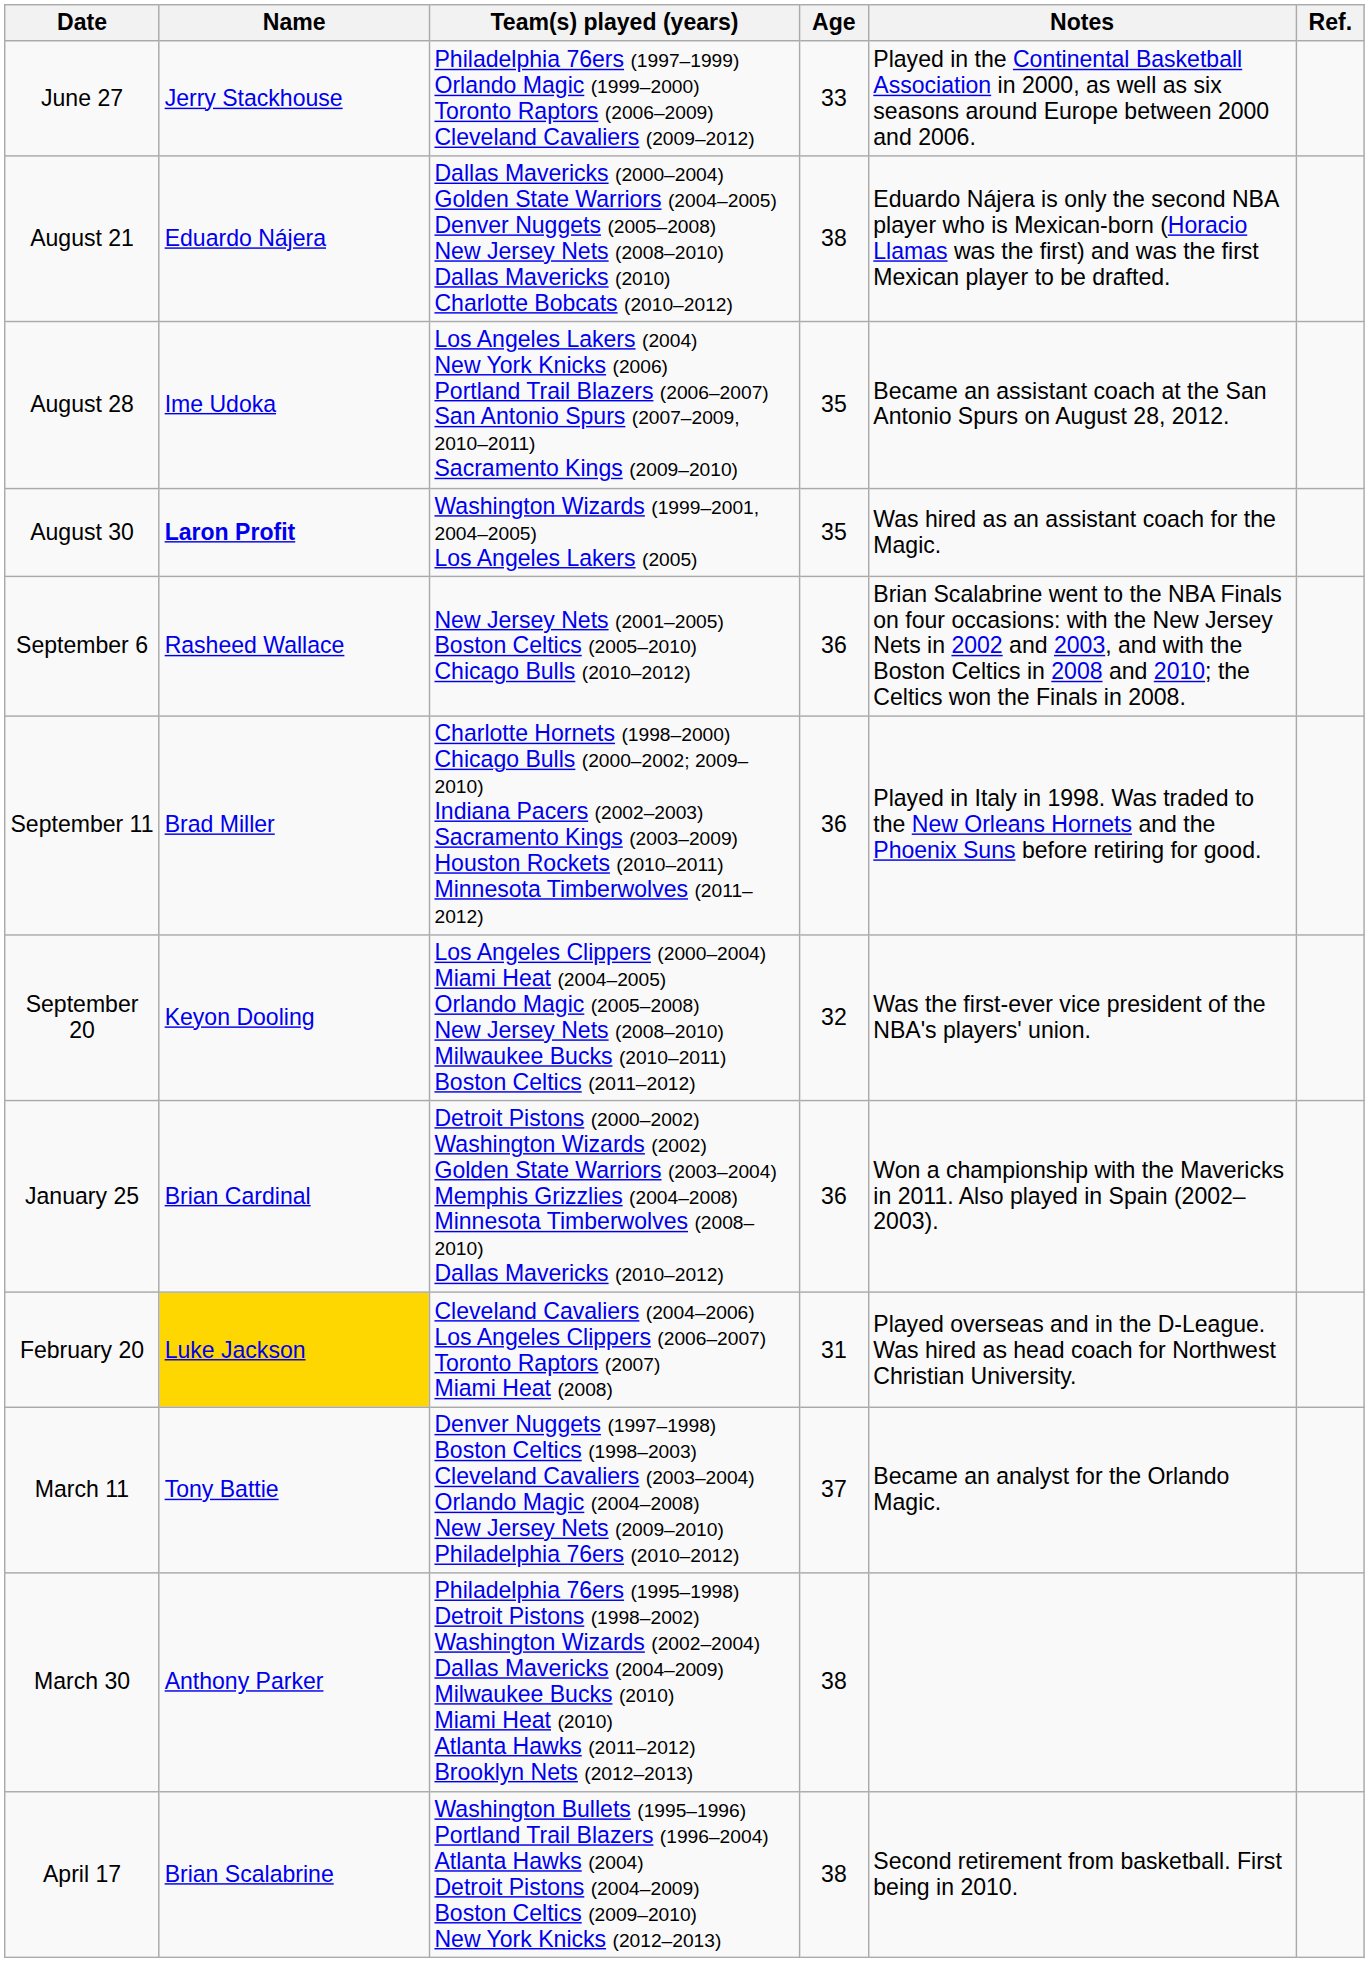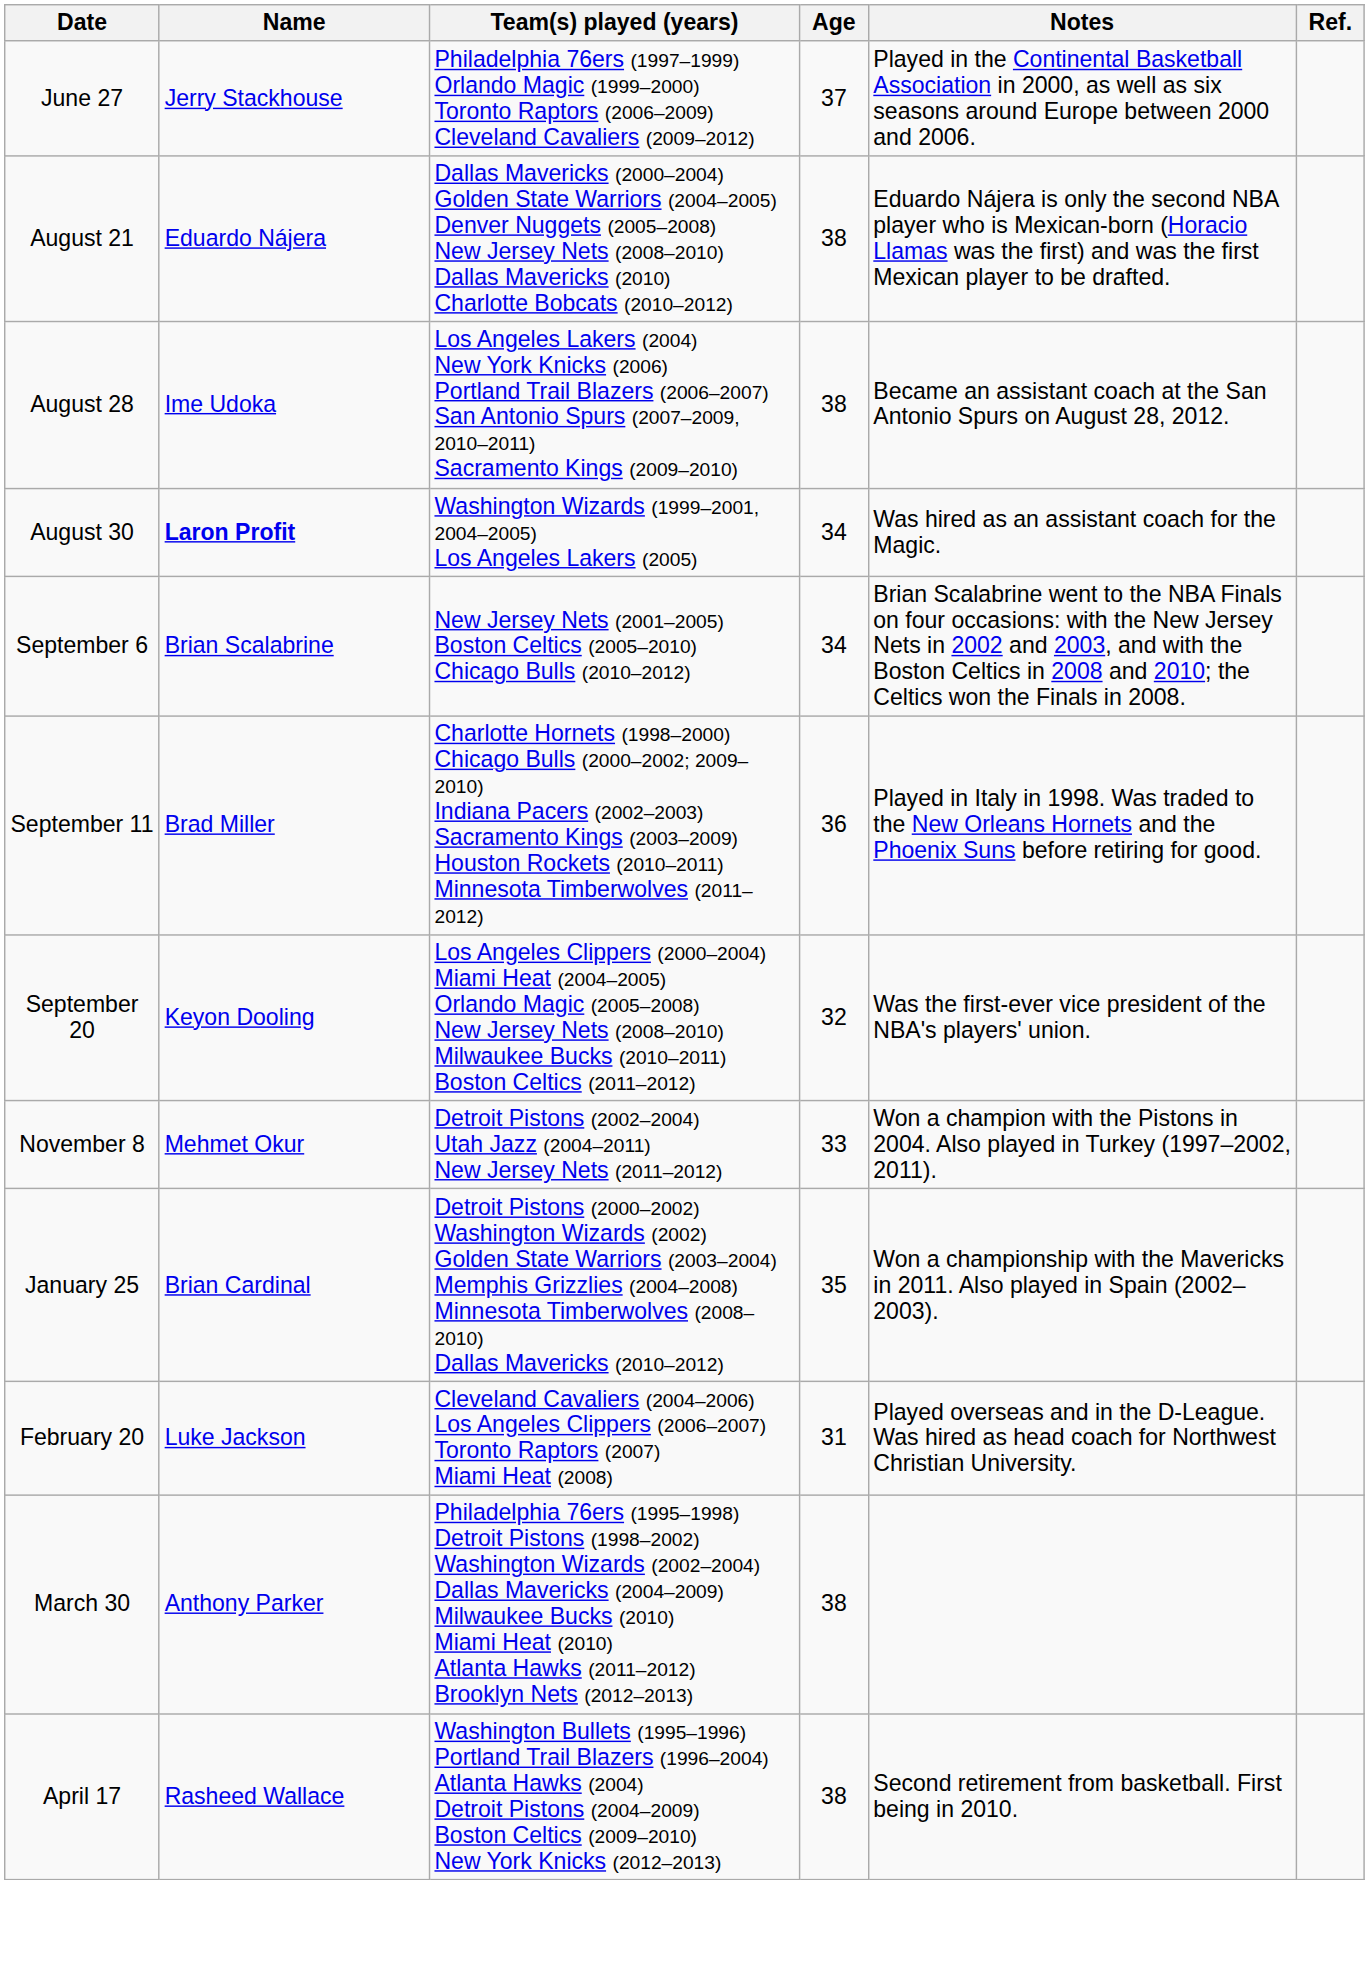(834, 98) 33 -> (834, 98) 37
(834, 404) 35 -> (834, 404) 38
(834, 531) 35 -> (834, 531) 34
(255, 646) Rasheed Wallace -> (249, 646) Brian Scalabrine
(834, 646) 36 -> (834, 646) 34
+ row: (82, 1144)
(834, 1196) 36 -> (834, 1284) 35
(235, 1349) gold background -> (235, 1437) no background
- row: (82, 1489)
(249, 1873) Brian Scalabrine -> (255, 1796) Rasheed Wallace
